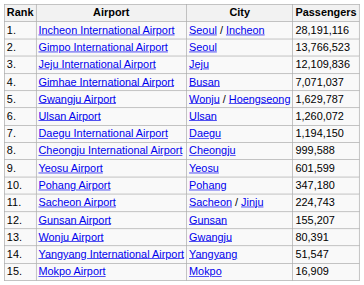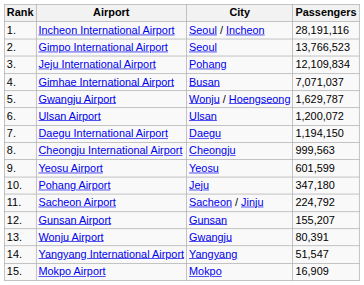(199, 64) Jeju -> (208, 64) Pohang
(323, 64) 12,109,836 -> (323, 64) 12,109,834
(320, 116) 1,260,072 -> (320, 116) 1,200,072
(315, 151) 999,588 -> (315, 151) 999,563
(208, 185) Pohang -> (199, 185) Jeju
(315, 202) 224,743 -> (315, 202) 224,792
